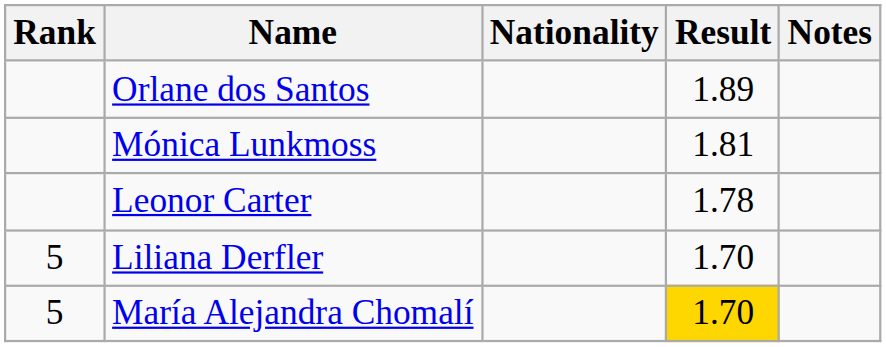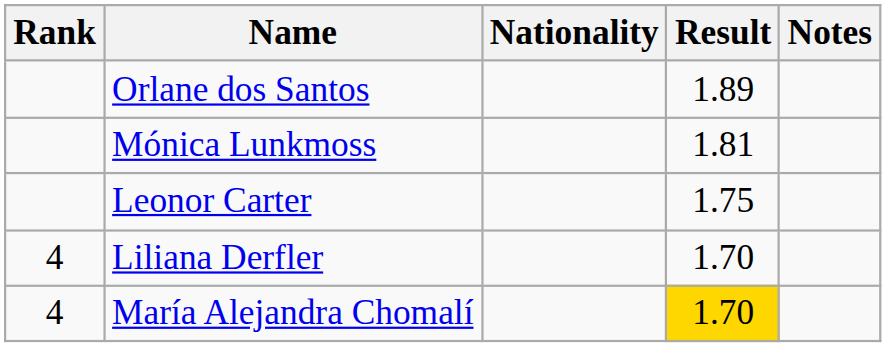(723, 200) 1.78 -> (723, 200) 1.75
(55, 256) 5 -> (55, 256) 4
(55, 312) 5 -> (55, 312) 4
